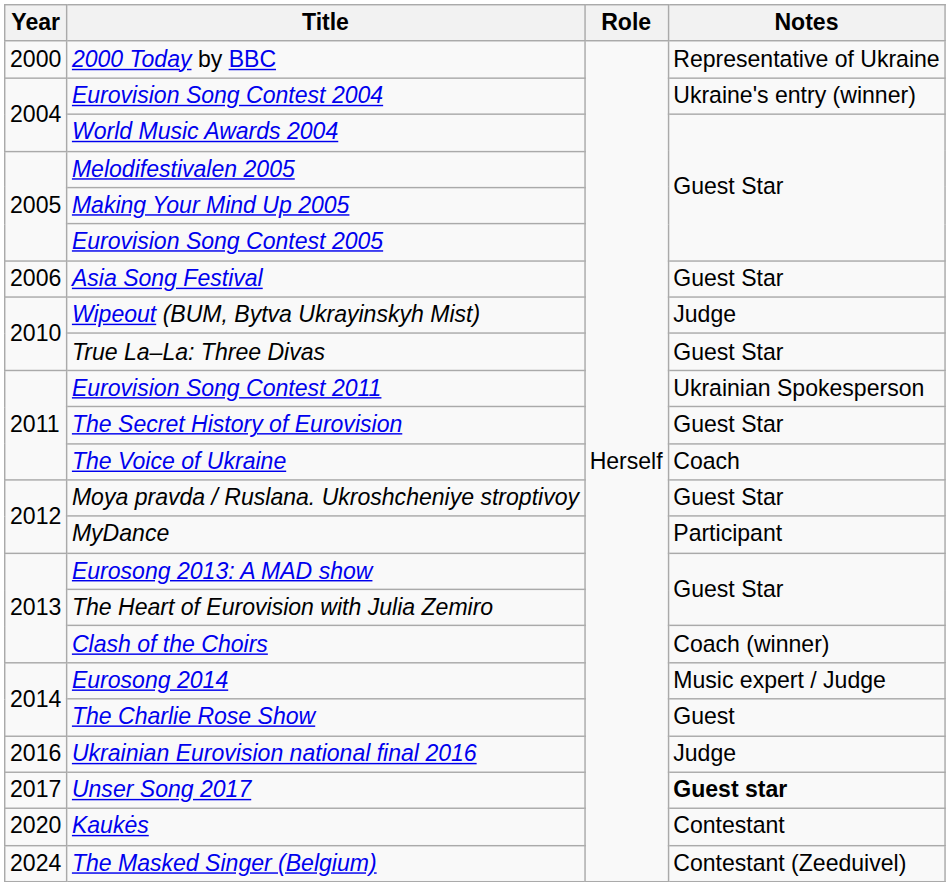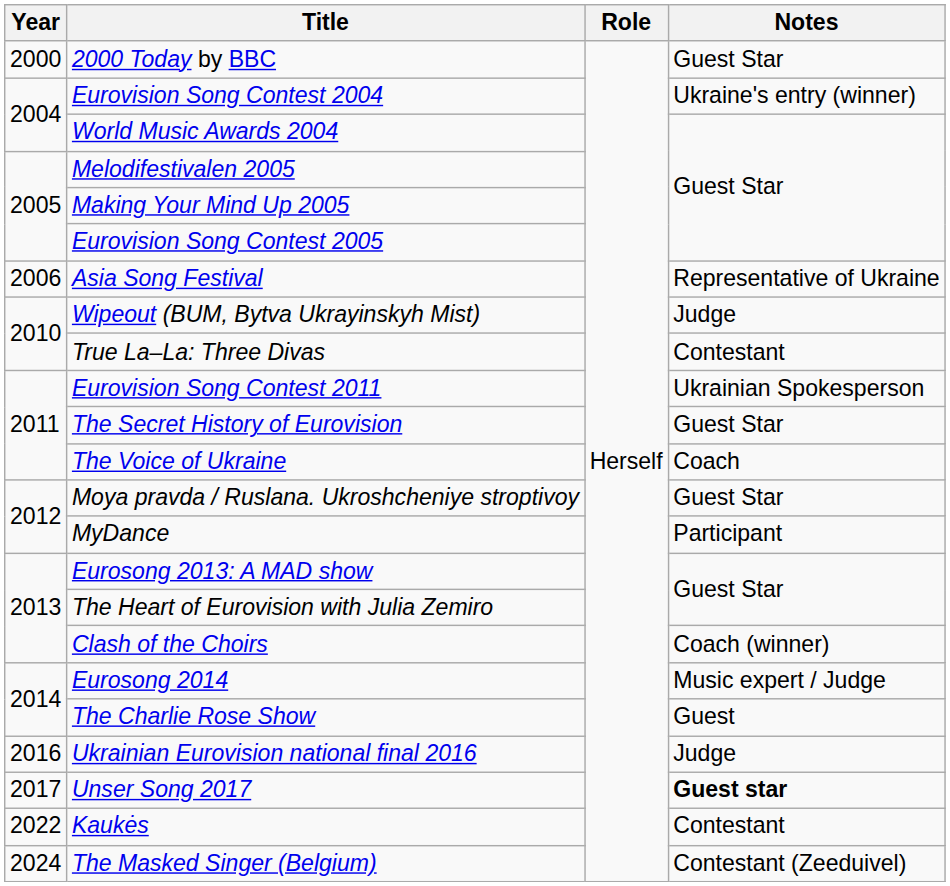(806, 59) Representative of Ukraine -> (728, 59) Guest Star
(728, 278) Guest Star -> (806, 278) Representative of Ukraine
(728, 351) Guest Star -> (729, 351) Contestant
(36, 826) 2020 -> (36, 826) 2022
